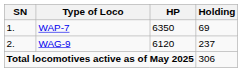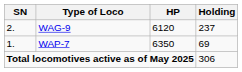rows swapped: (54, 28) <-> (55, 43)
